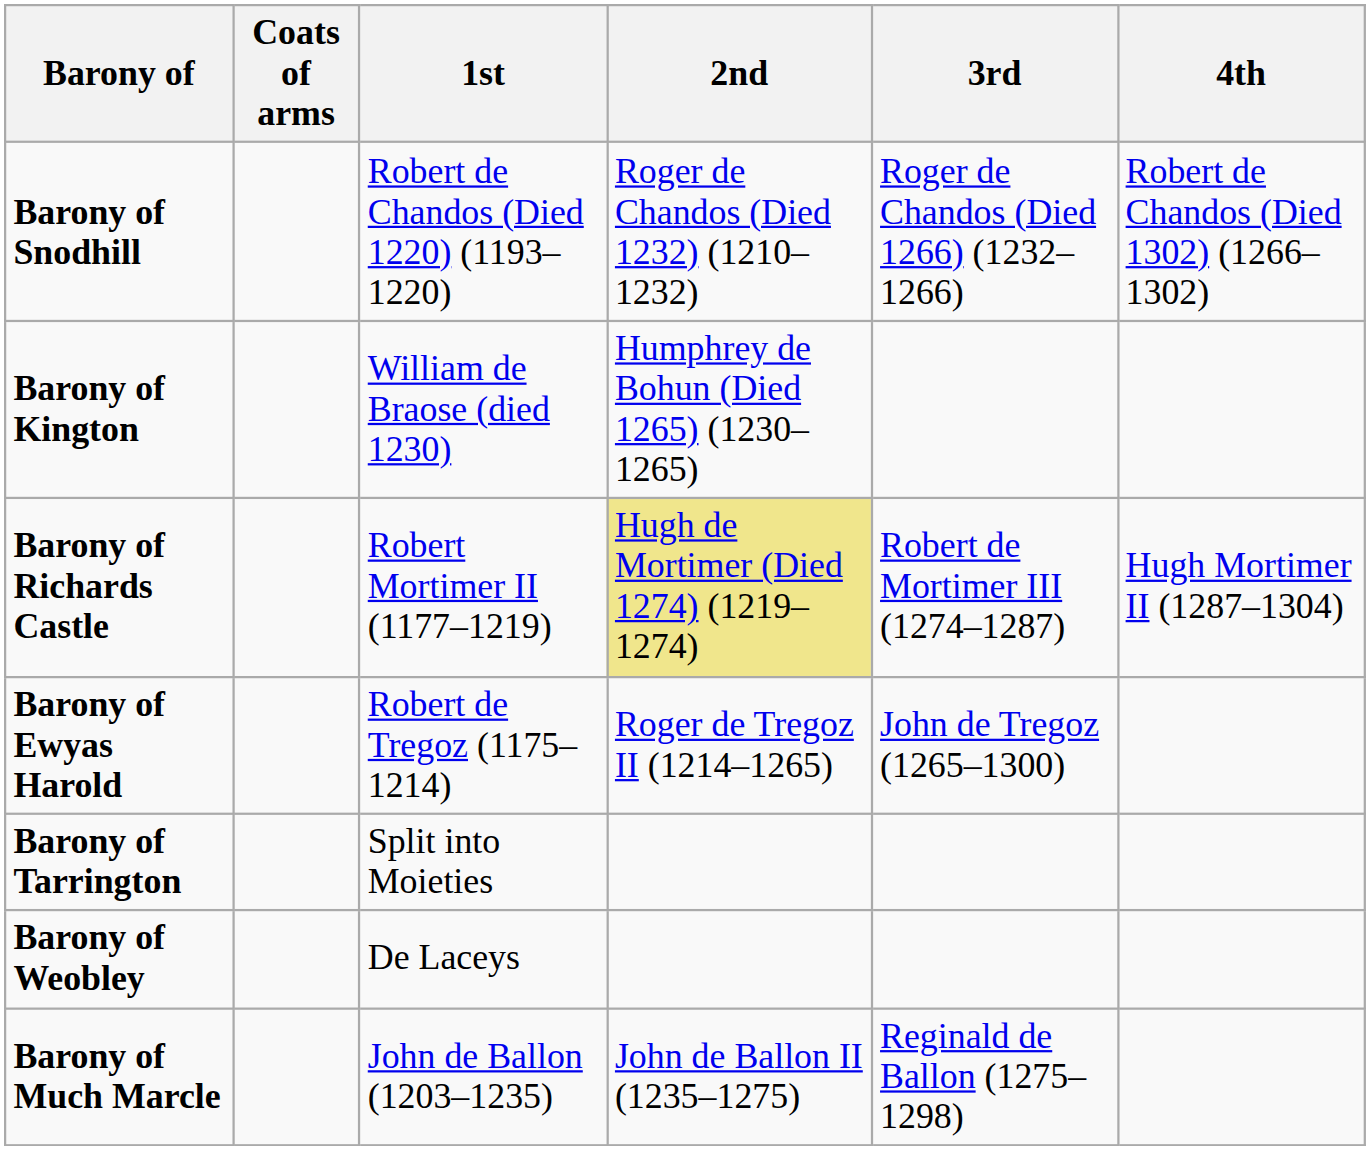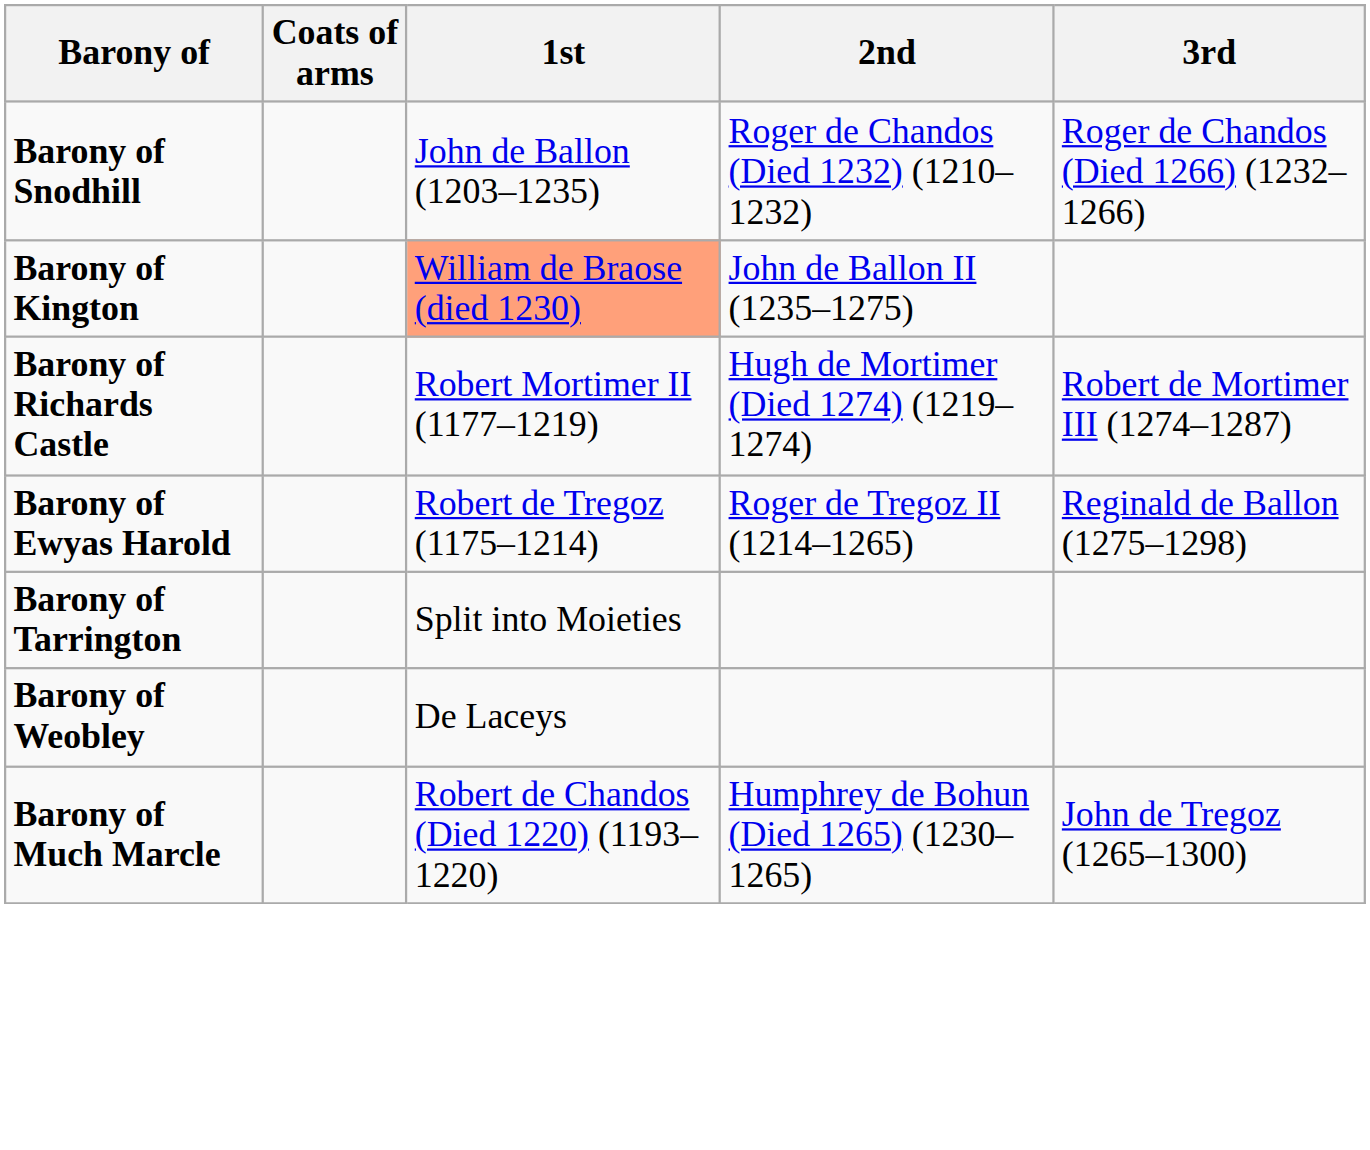- column: (1241, 73)
(476, 230) Robert de Chandos (Died 1220) (1193–1220) -> (522, 170) John de Ballon (1203–1235)
(459, 408) no background -> (548, 287) lightsalmon background
(713, 408) Humphrey de Bohun (Died 1265) (1230–1265) -> (853, 287) John de Ballon II (1235–1275)
(729, 586) khaki background -> (871, 405) no background
(990, 744) John de Tregoz (1265–1300) -> (1200, 522) Reginald de Ballon (1275–1298)
(475, 1075) John de Ballon (1203–1235) -> (556, 834) Robert de Chandos (Died 1220) (1193–1220)
(739, 1075) John de Ballon II (1235–1275) -> (879, 834) Humphrey de Bohun (Died 1265) (1230–1265)
(983, 1075) Reginald de Ballon (1275–1298) -> (1171, 834) John de Tregoz (1265–1300)
